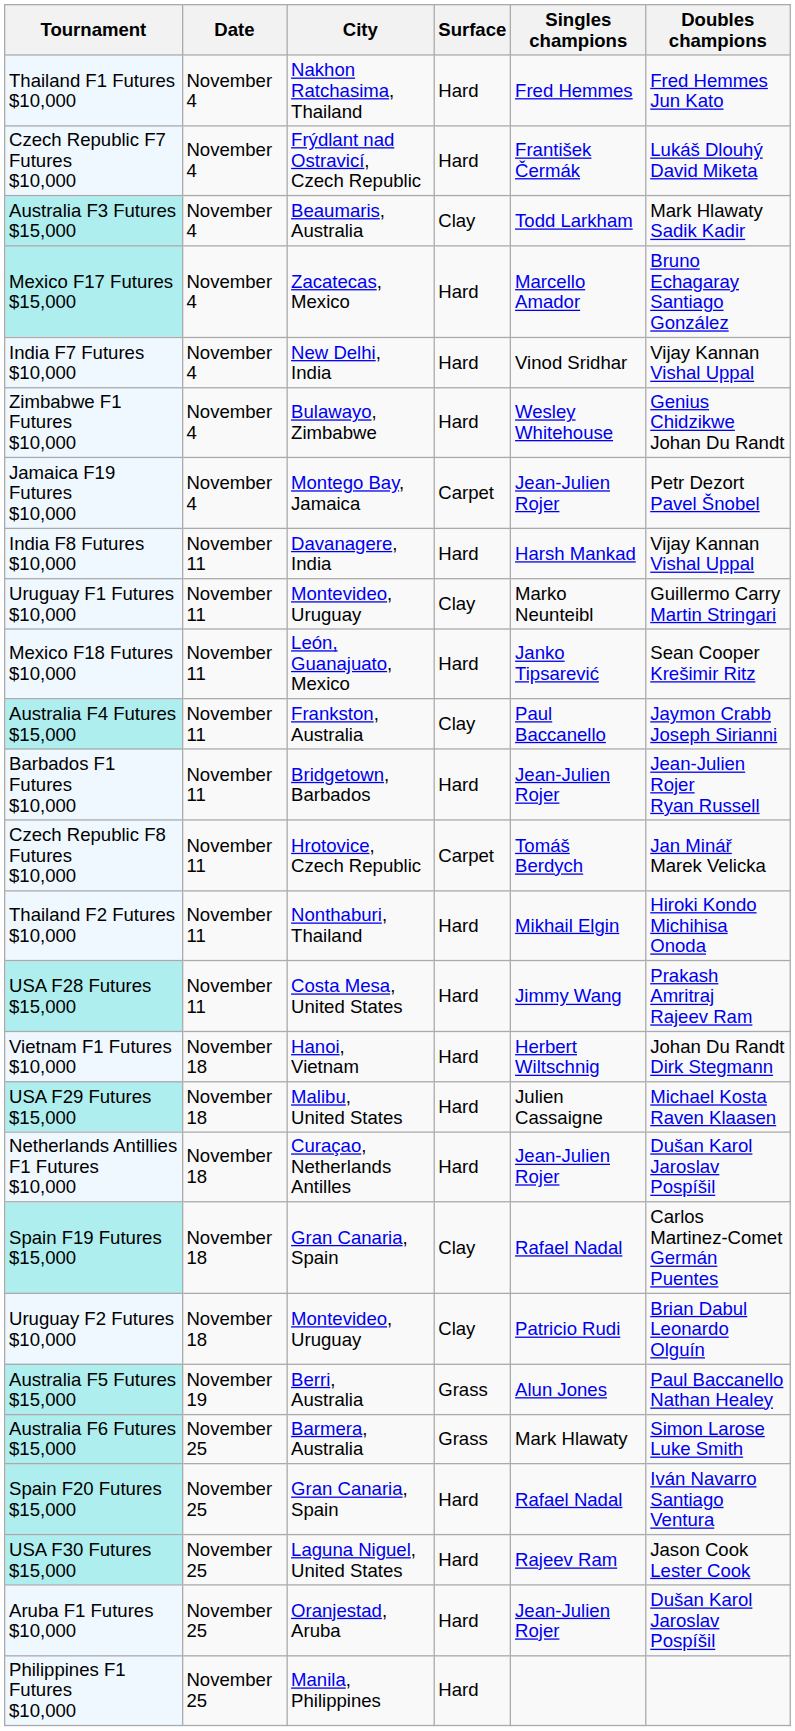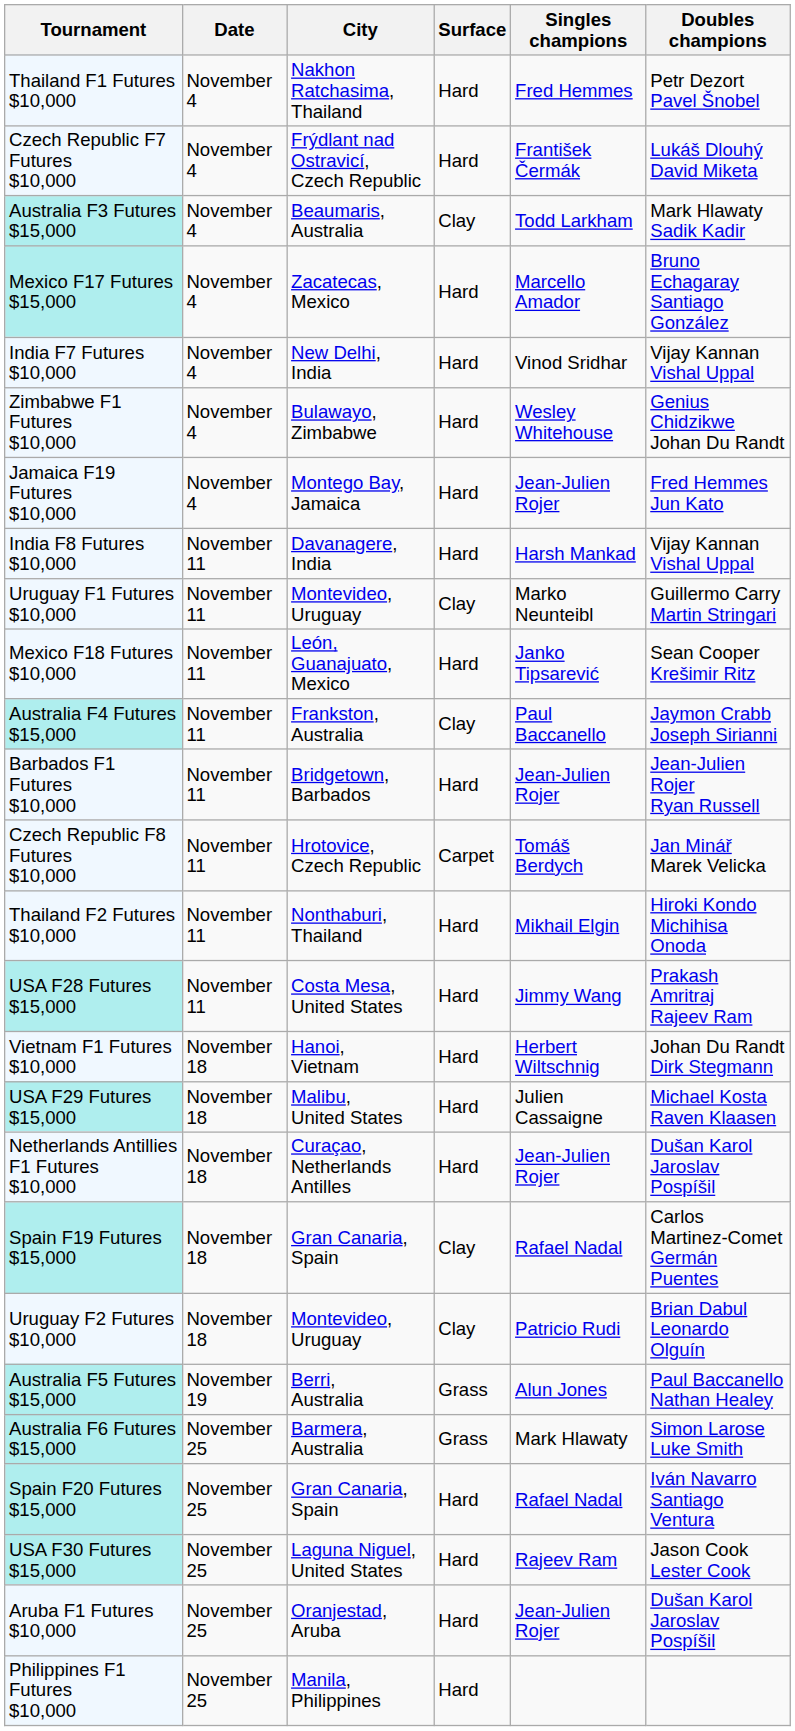(709, 90) Fred Hemmes Jun Kato -> (705, 90) Petr Dezort Pavel Šnobel
(466, 493) Carpet -> (458, 493) Hard
(705, 493) Petr Dezort Pavel Šnobel -> (709, 493) Fred Hemmes Jun Kato
